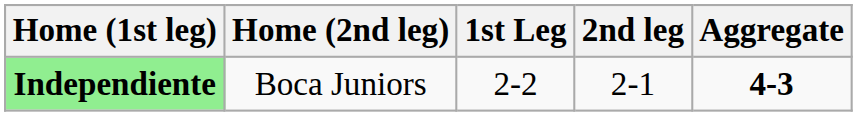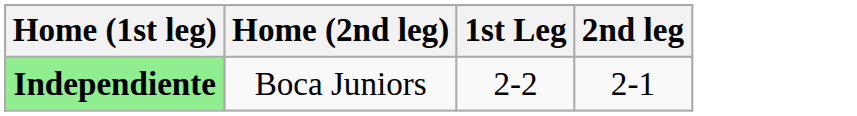- column: (772, 30)
